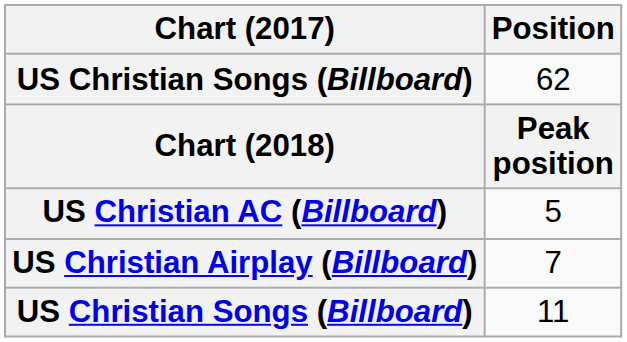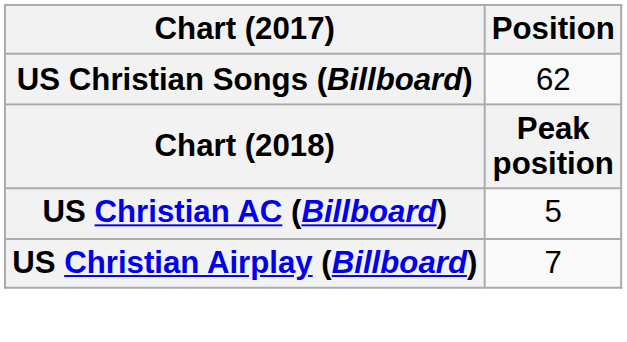- row: (553, 311)
